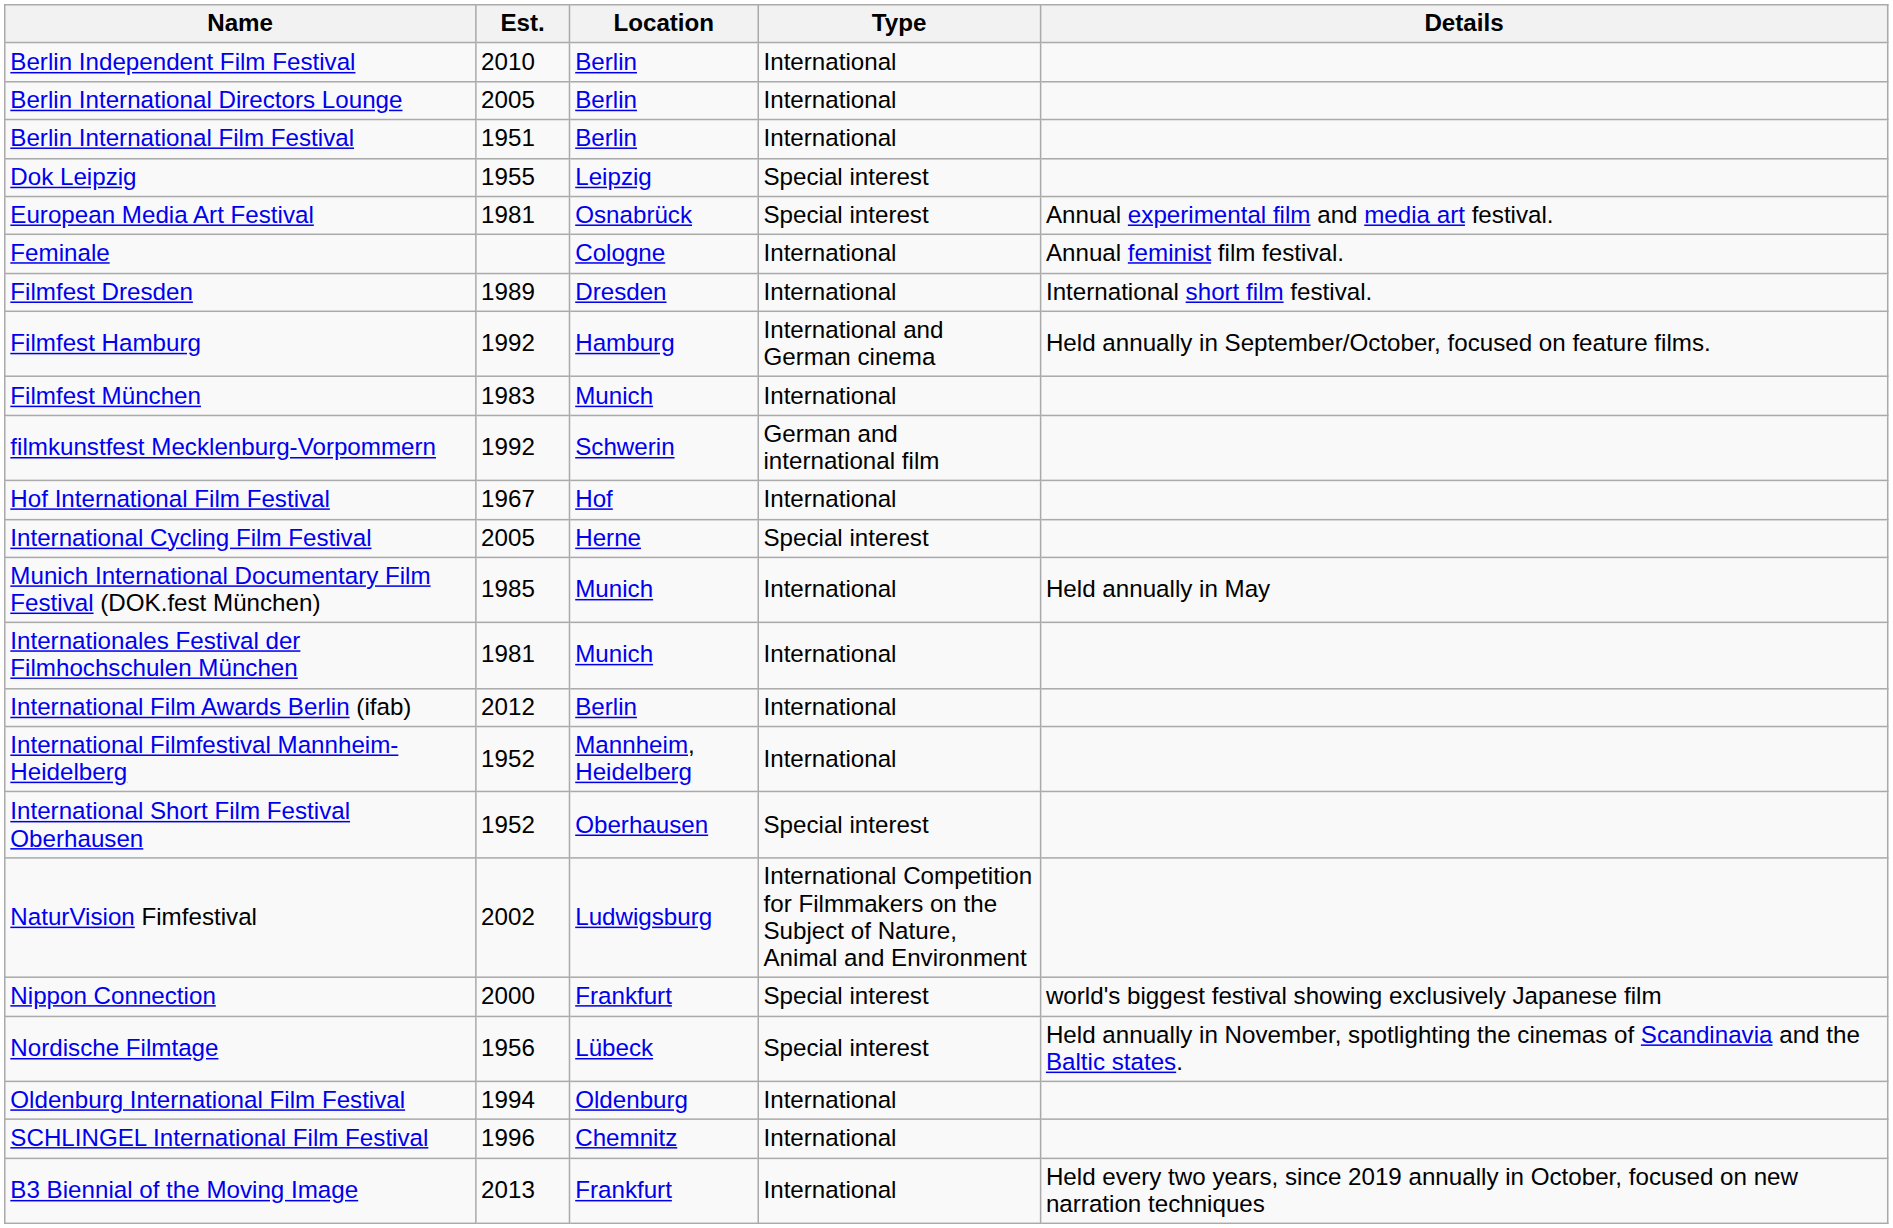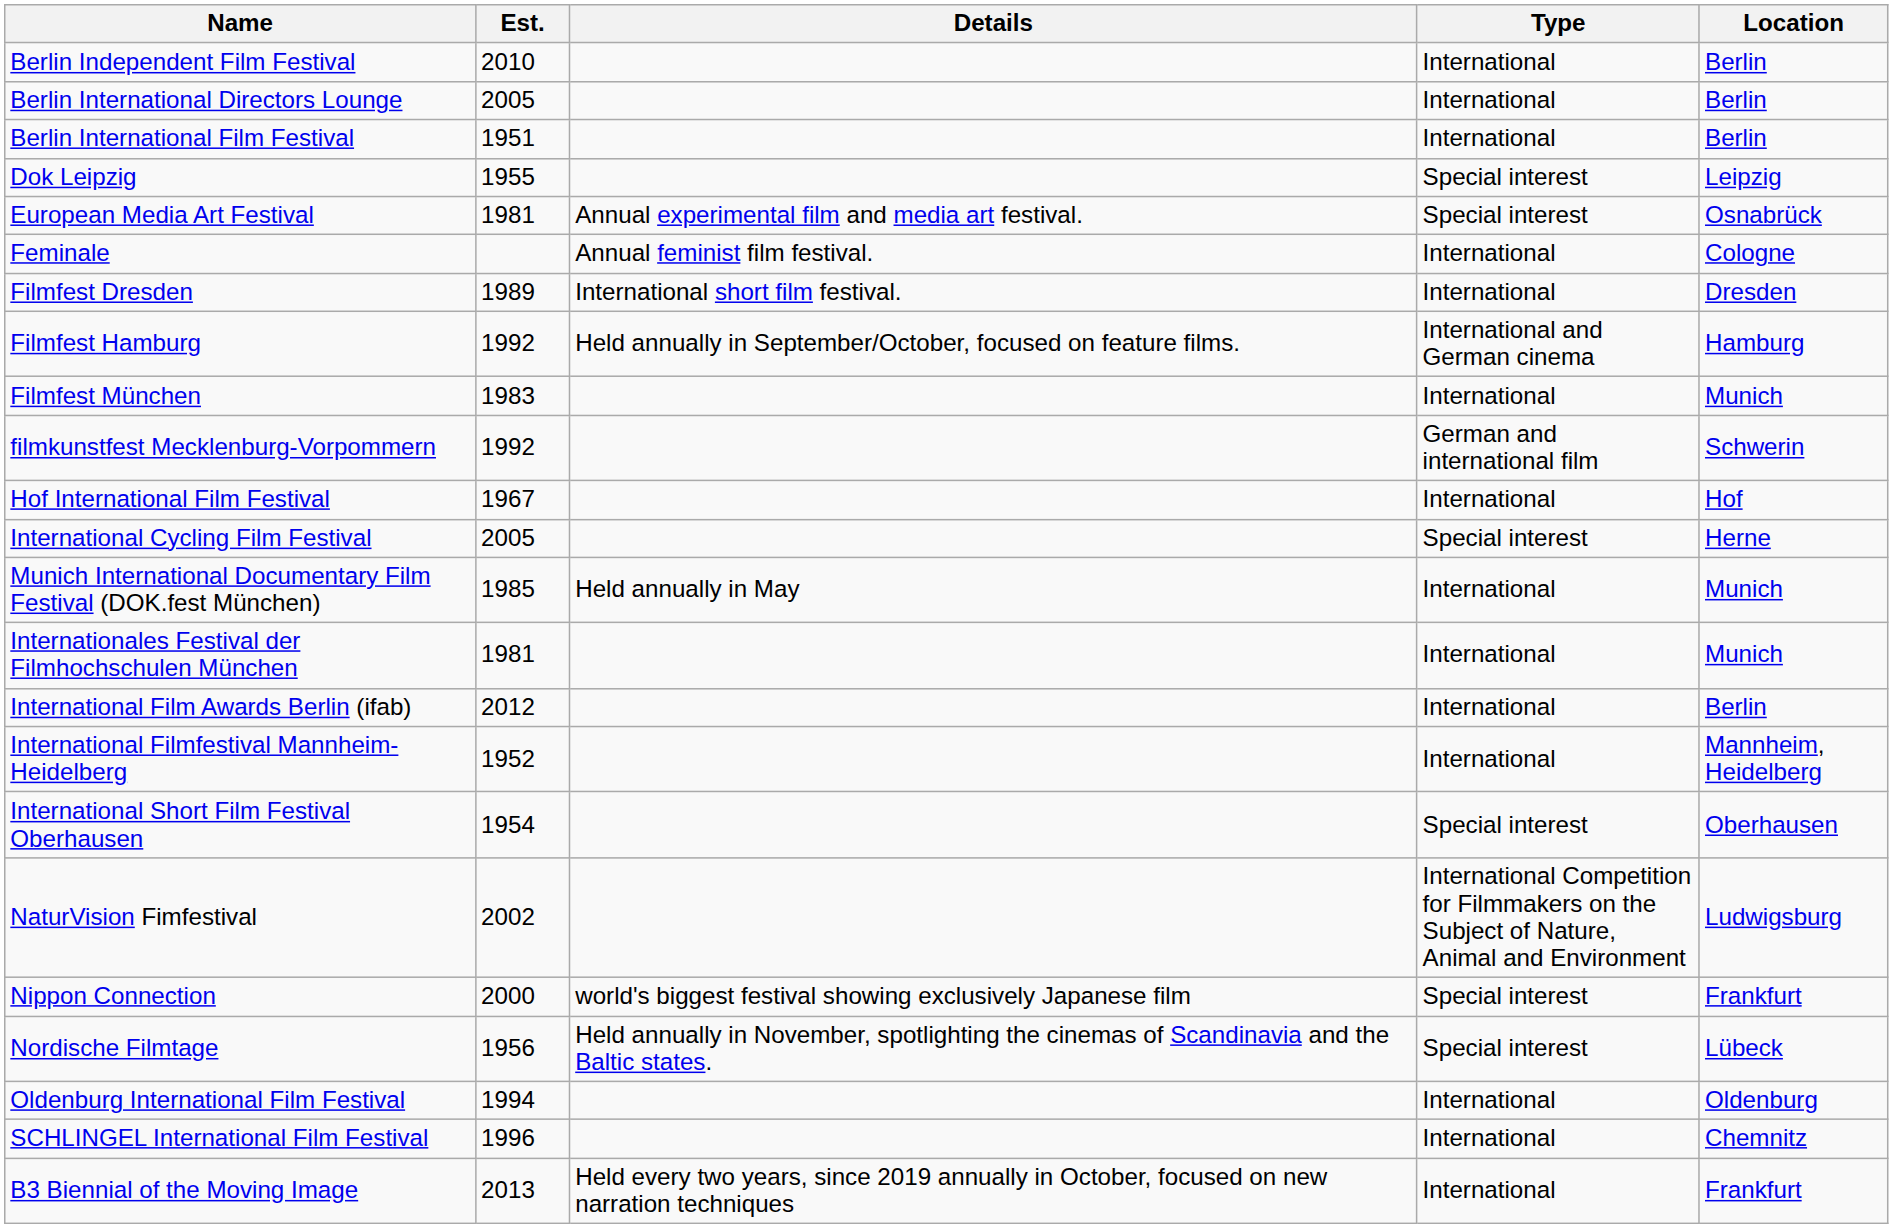columns swapped: (664, 23) <-> (1464, 23)
(508, 824) 1952 -> (508, 824) 1954
